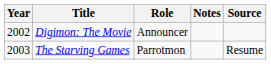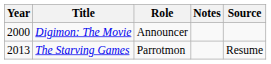(19, 31) 2002 -> (19, 31) 2000
(19, 50) 2003 -> (19, 50) 2013
